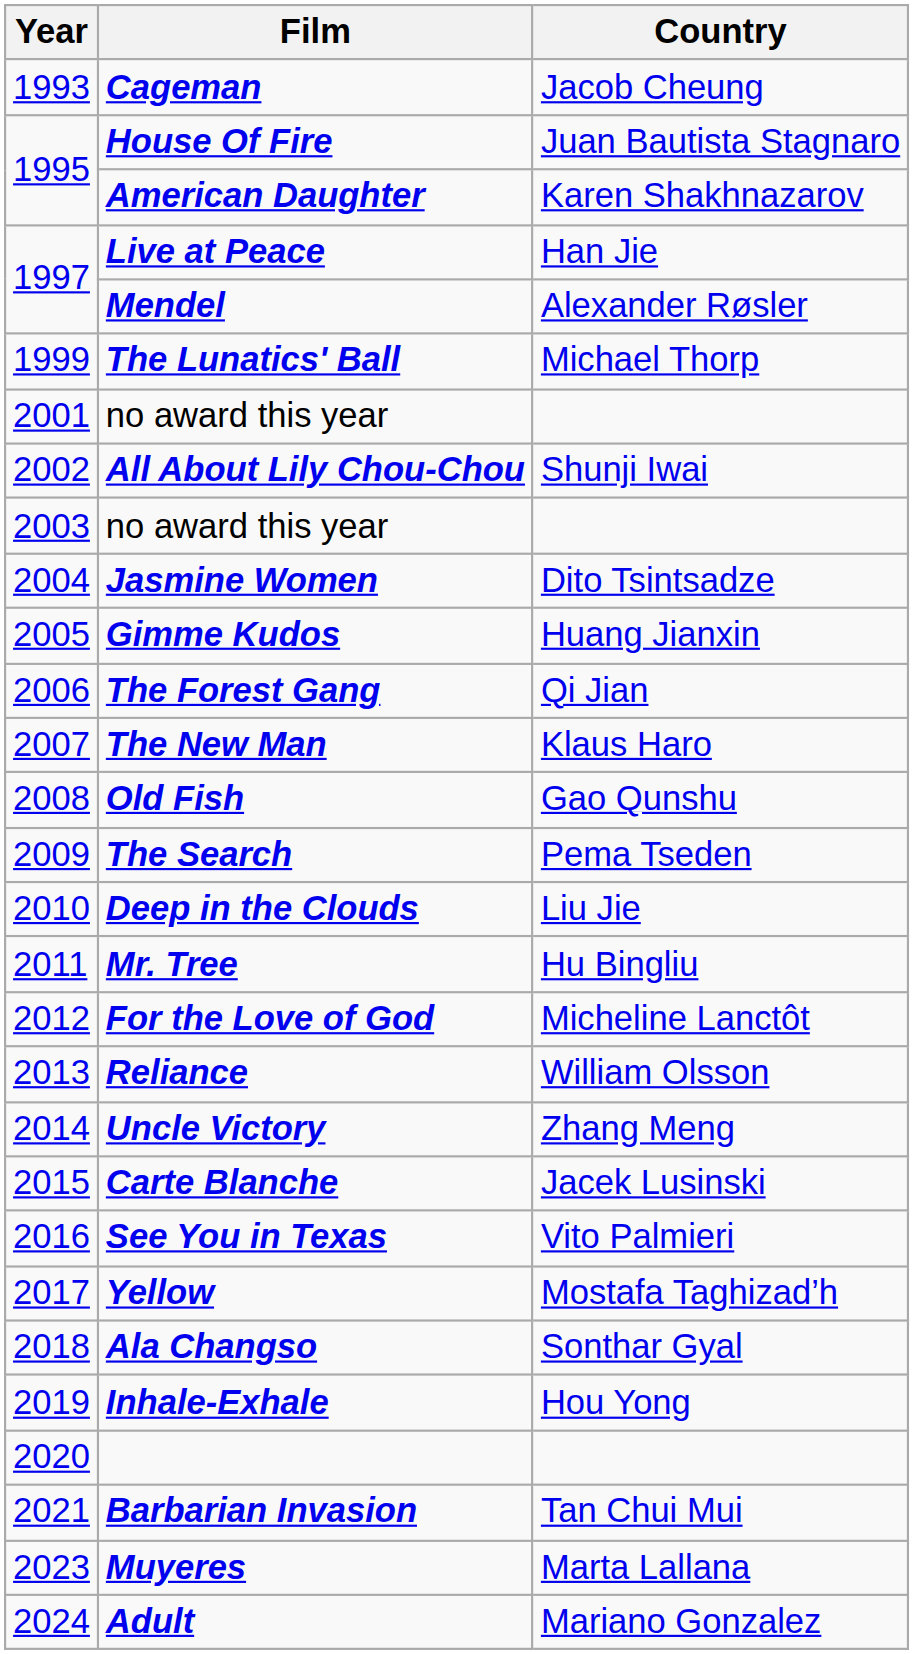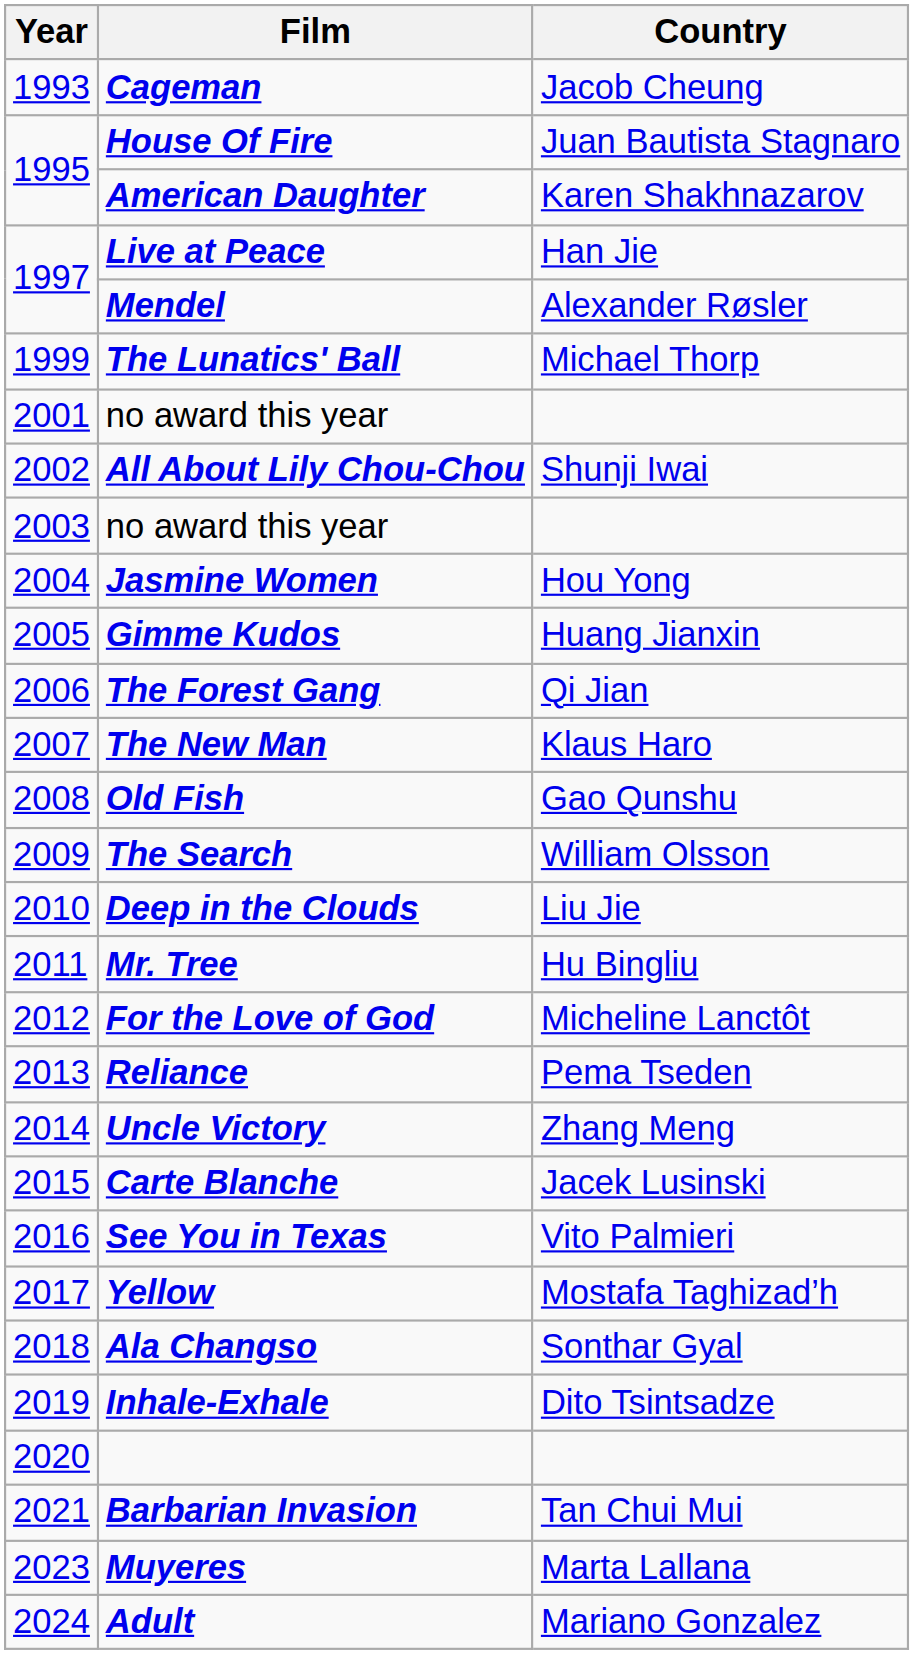(658, 580) Dito Tsintsadze -> (616, 580) Hou Yong
(646, 854) Pema Tseden -> (655, 854) William Olsson
(655, 1073) William Olsson -> (646, 1073) Pema Tseden
(616, 1402) Hou Yong -> (658, 1402) Dito Tsintsadze
